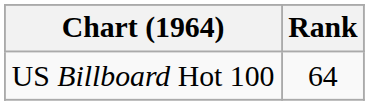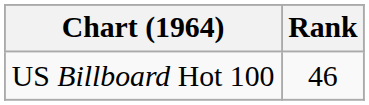(323, 75) 64 -> (323, 75) 46
